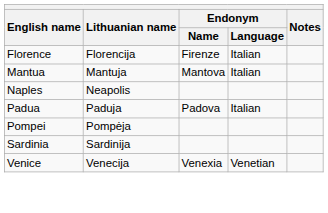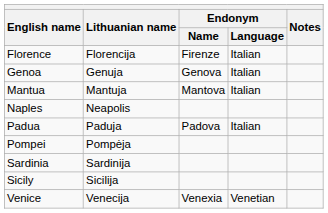+ row: (24, 72)
+ row: (20, 180)
